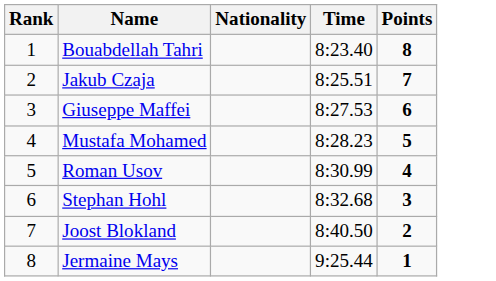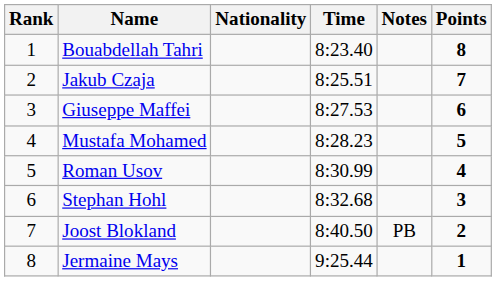+ column: (404, 19)
